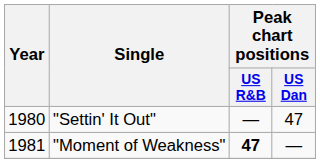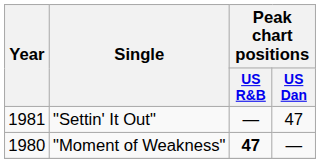(27, 119) 1980 -> (27, 119) 1981
(27, 145) 1981 -> (27, 145) 1980
